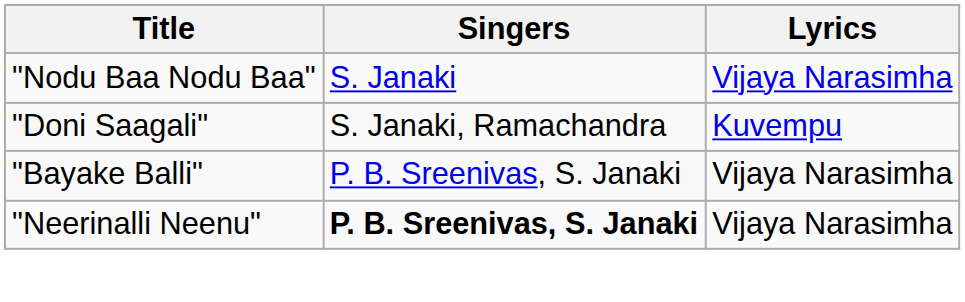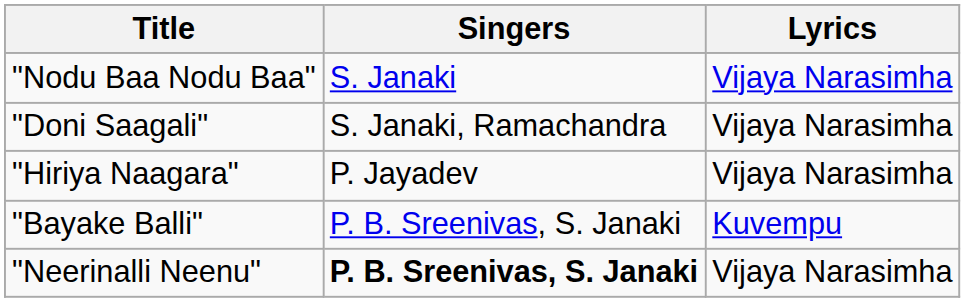(777, 126) Kuvempu -> (832, 126) Vijaya Narasimha
+ row: (125, 175)
(832, 175) Vijaya Narasimha -> (777, 223) Kuvempu
